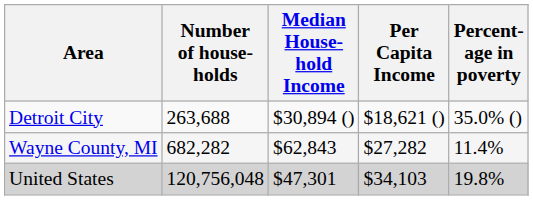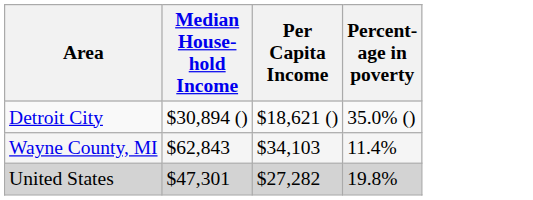- column: (215, 52)
(395, 147) $27,282 -> (289, 147) $34,103
(395, 178) $34,103 -> (289, 178) $27,282
